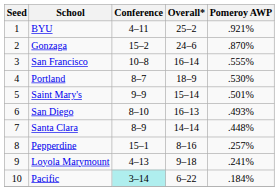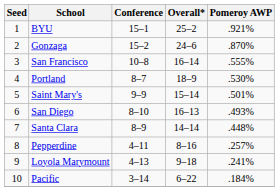(139, 29) 4–11 -> (139, 29) 15–1
(139, 145) 15–1 -> (139, 145) 4–11
(139, 178) paleturquoise background -> (139, 178) no background
